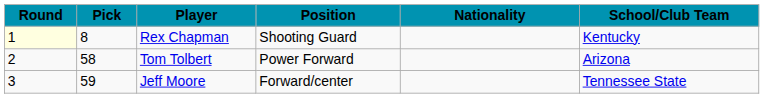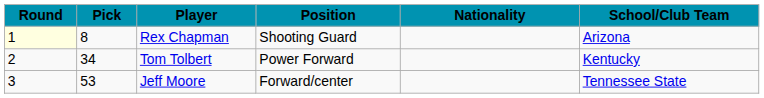(611, 37) Kentucky -> (606, 37) Arizona
(88, 59) 58 -> (88, 59) 34
(606, 59) Arizona -> (611, 59) Kentucky
(88, 81) 59 -> (88, 81) 53
